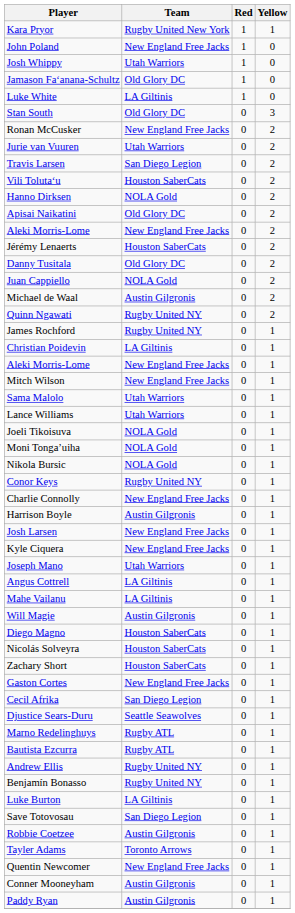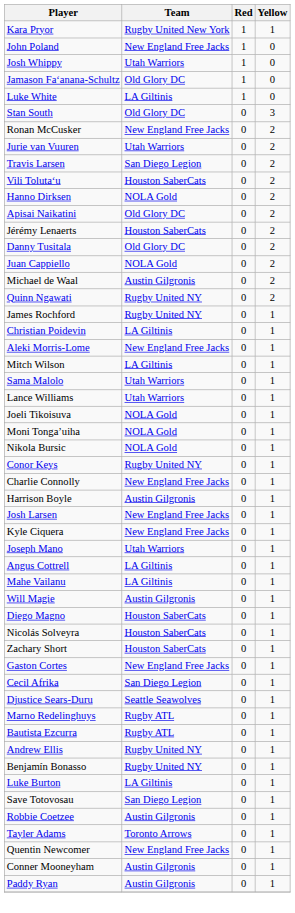- row: (48, 230)
(177, 381) New England Free Jacks -> (148, 364) LA Giltinis
